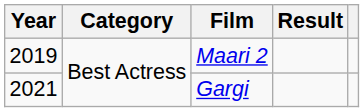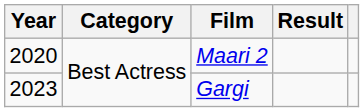(33, 55) 2019 -> (33, 55) 2020
(33, 89) 2021 -> (33, 89) 2023
